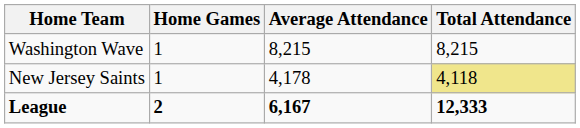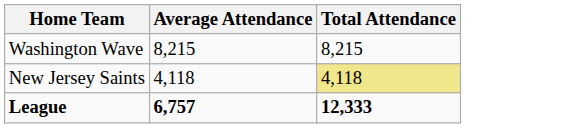- column: (207, 19)
(290, 78) 4,178 -> (174, 78) 4,118
(290, 107) 6,167 -> (174, 107) 6,757
